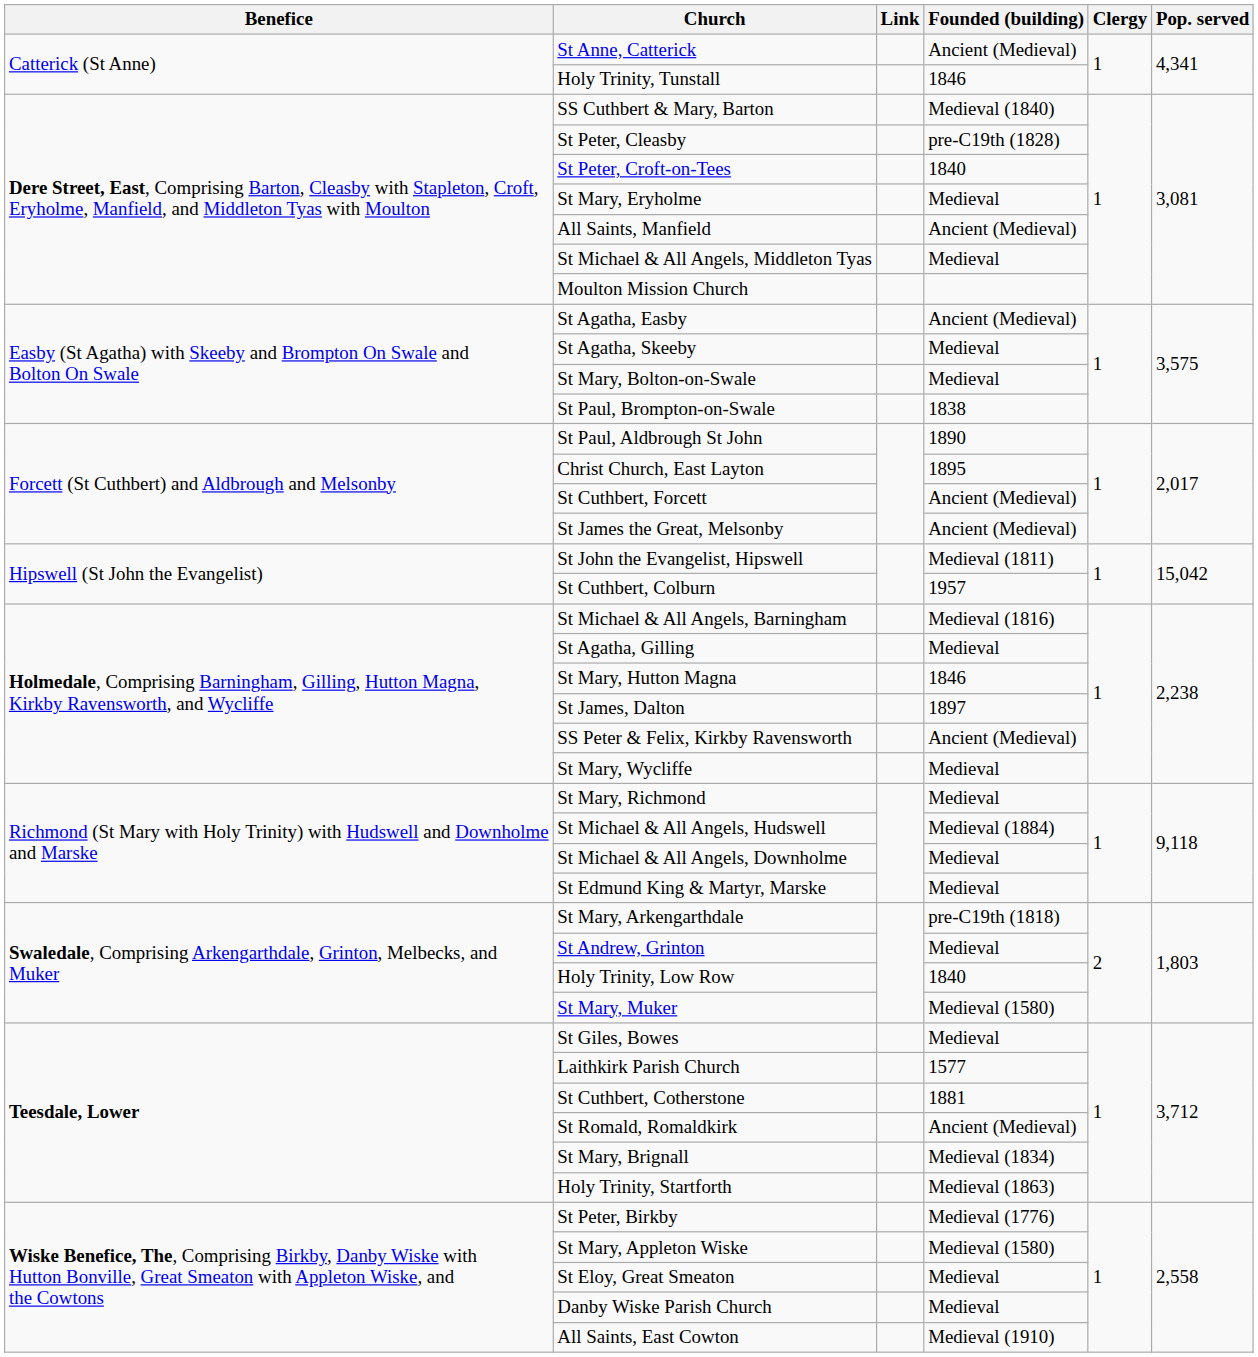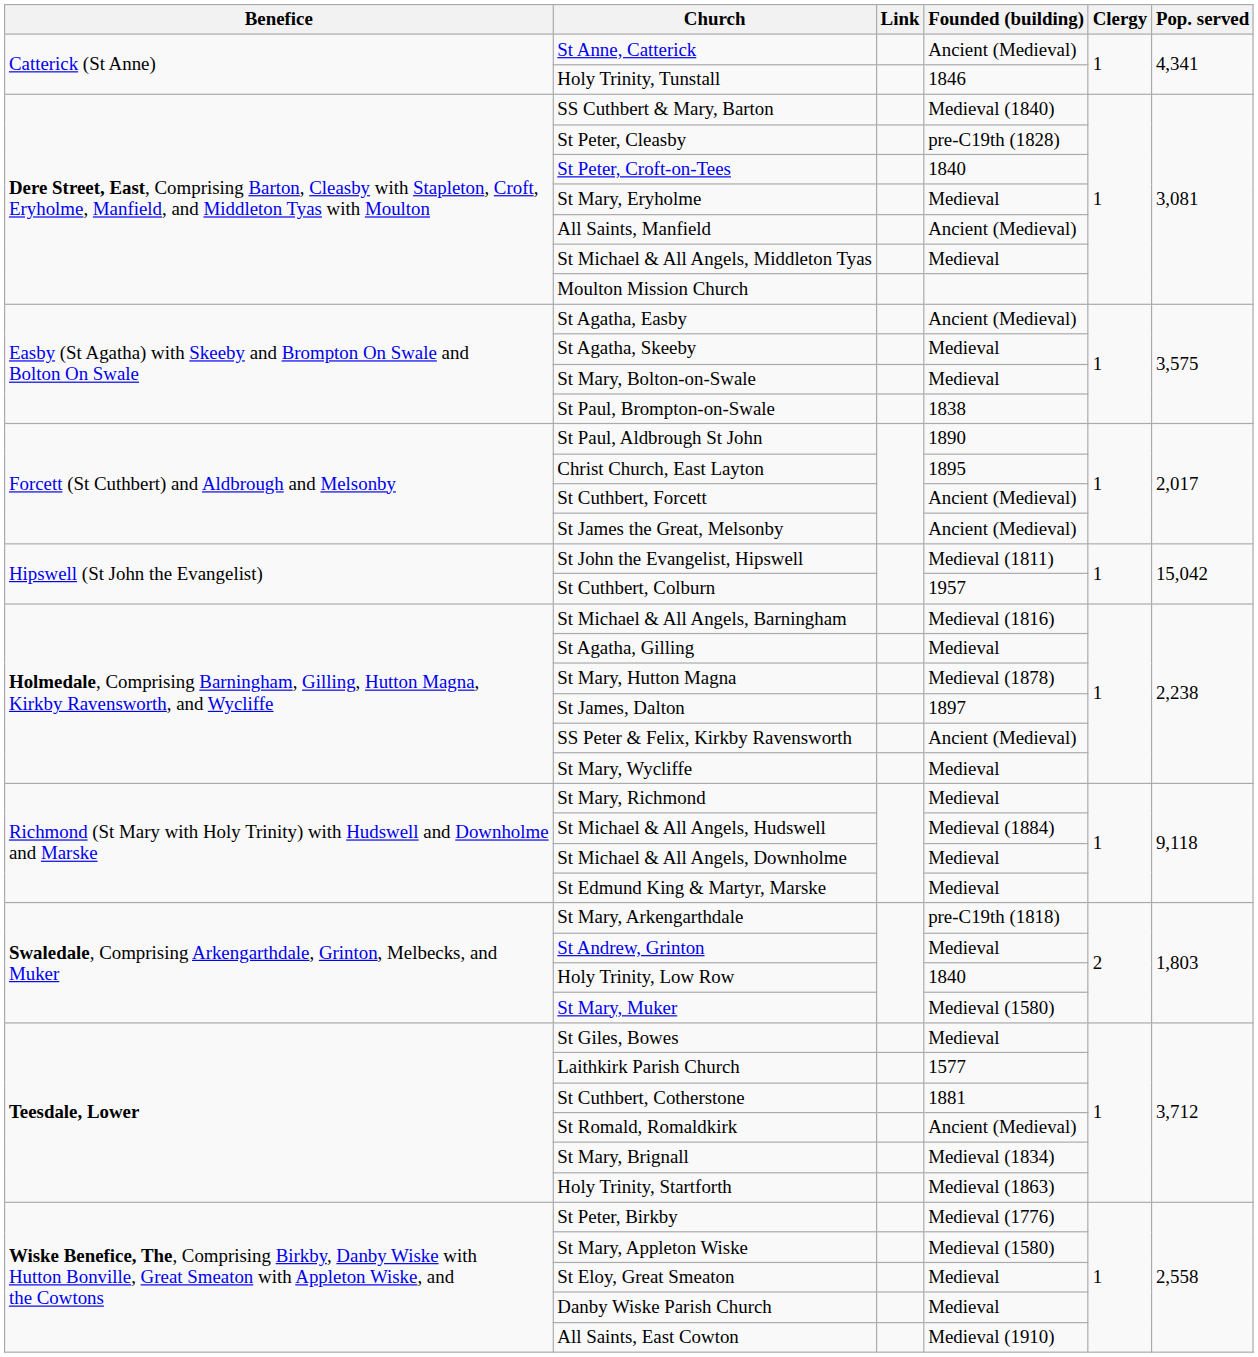(947, 678) 1846 -> (991, 678) Medieval (1878)
